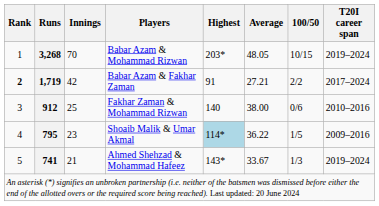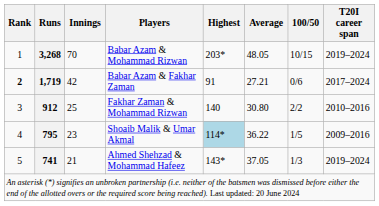(296, 81) 2/2 -> (296, 81) 0/6
(258, 108) 38.00 -> (258, 108) 30.80
(296, 108) 0/6 -> (296, 108) 2/2
(258, 161) 33.67 -> (258, 161) 37.05
